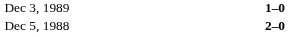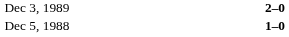(275, 7) 1–0 -> (275, 7) 2–0
(275, 26) 2–0 -> (275, 26) 1–0
